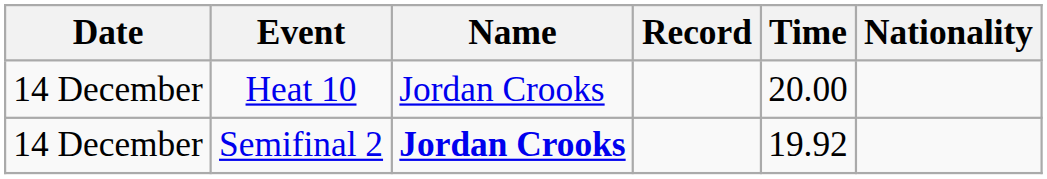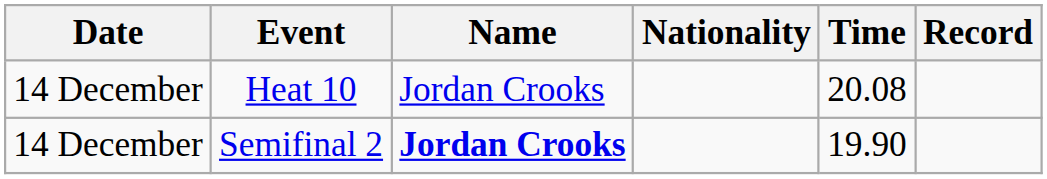columns swapped: (949, 32) <-> (697, 32)
(808, 88) 20.00 -> (867, 88) 20.08
(808, 144) 19.92 -> (867, 144) 19.90
